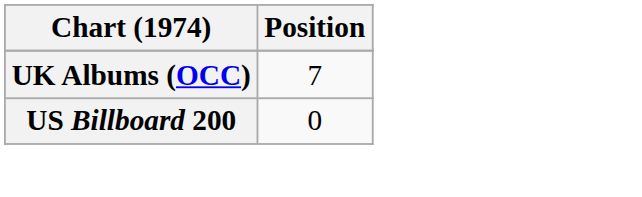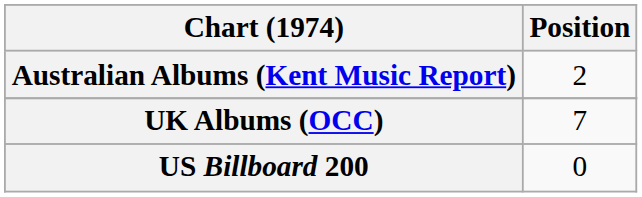+ row: (264, 74)
